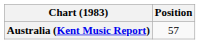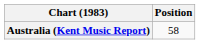(174, 30) 57 -> (174, 30) 58
